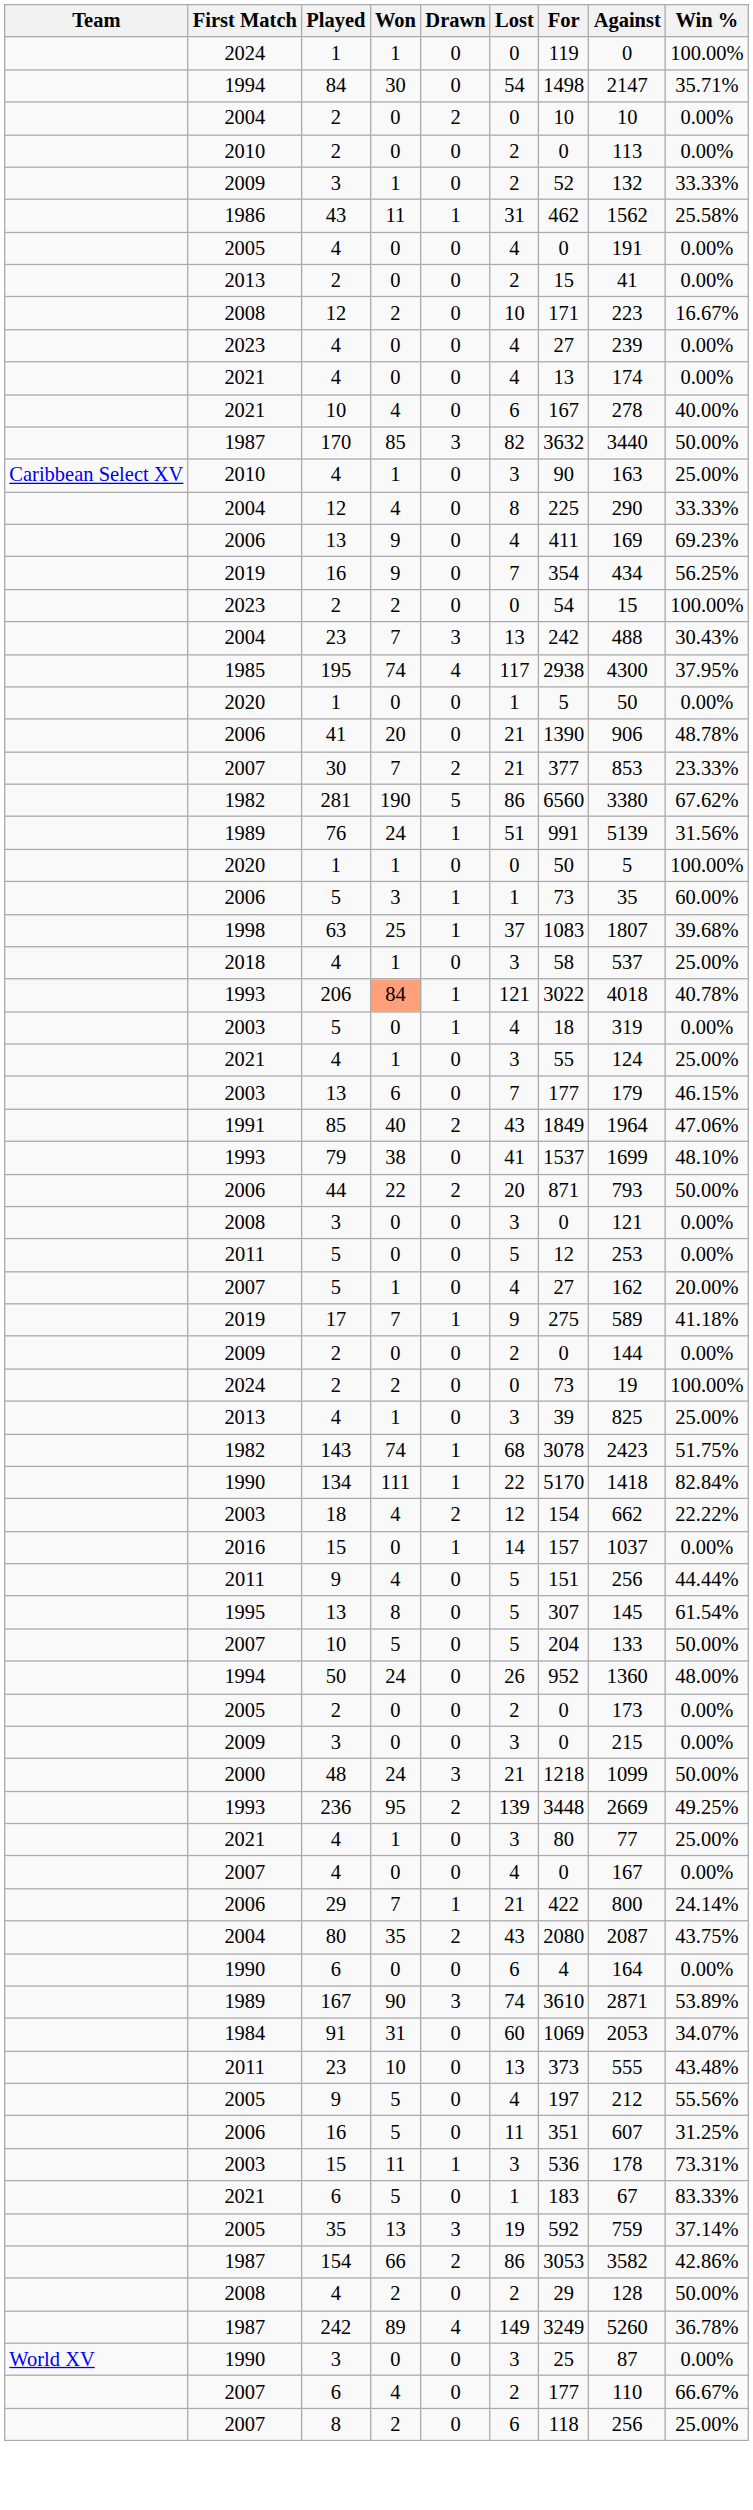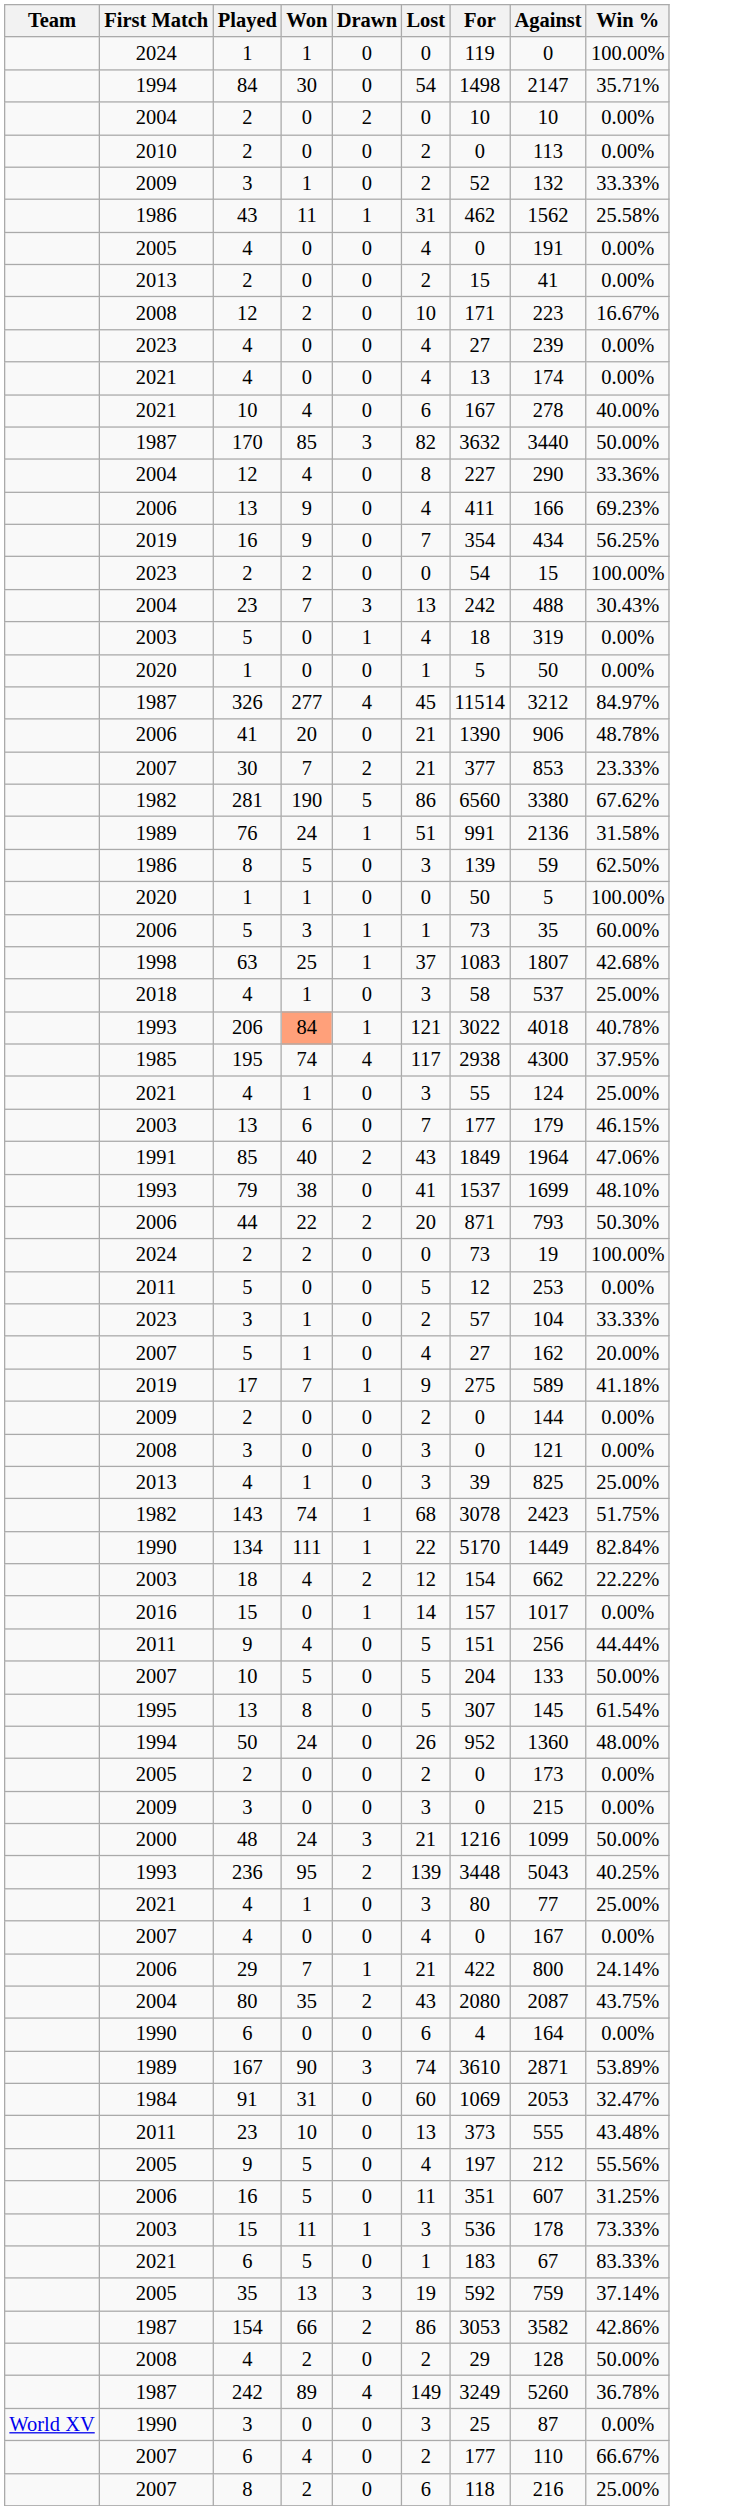- row: (245, 475)
(564, 507) 225 -> (480, 475) 227
(707, 507) 33.33% -> (628, 475) 33.36%
(627, 540) 169 -> (548, 507) 166
rows swapped: (245, 1027) <-> (245, 670)
+ row: (156, 702)
(627, 832) 5139 -> (548, 832) 2136
(707, 832) 31.56% -> (628, 832) 31.58%
+ row: (156, 865)
(707, 930) 39.68% -> (628, 962) 42.68%
(707, 1190) 50.00% -> (628, 1222) 50.30%
rows swapped: (245, 1222) <-> (245, 1384)
+ row: (156, 1319)
(627, 1482) 1418 -> (548, 1547) 1449
(627, 1547) 1037 -> (548, 1612) 1017
rows swapped: (245, 1612) <-> (245, 1644)
(564, 1774) 1218 -> (480, 1839) 1216
(627, 1807) 2669 -> (548, 1872) 5043
(707, 1807) 49.25% -> (628, 1872) 40.25%
(707, 2034) 34.07% -> (628, 2099) 32.47%
(707, 2164) 73.31% -> (628, 2229) 73.33%
(627, 2424) 256 -> (548, 2489) 216
